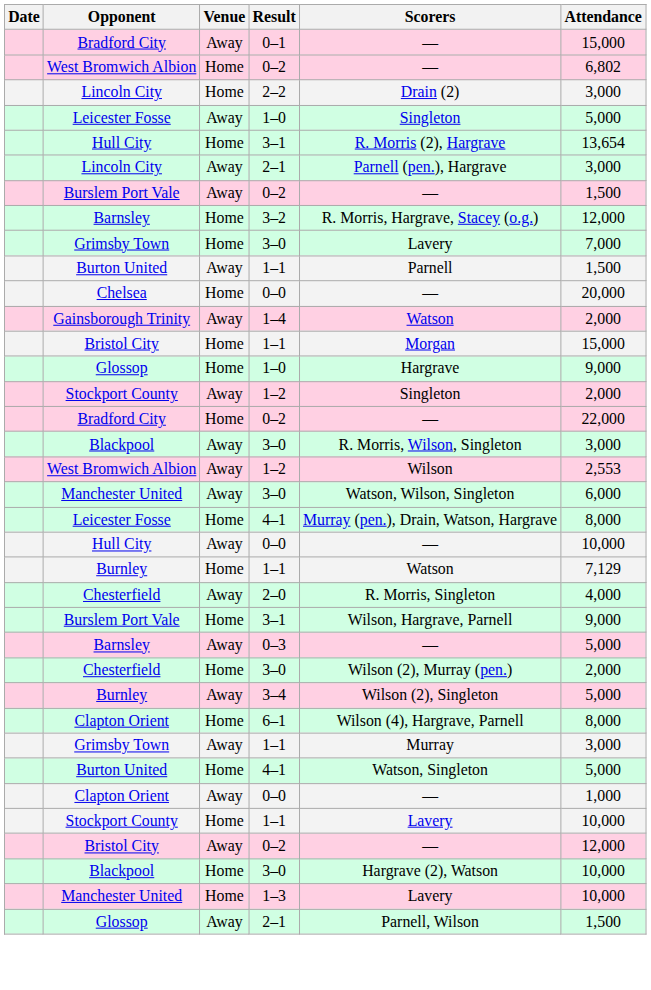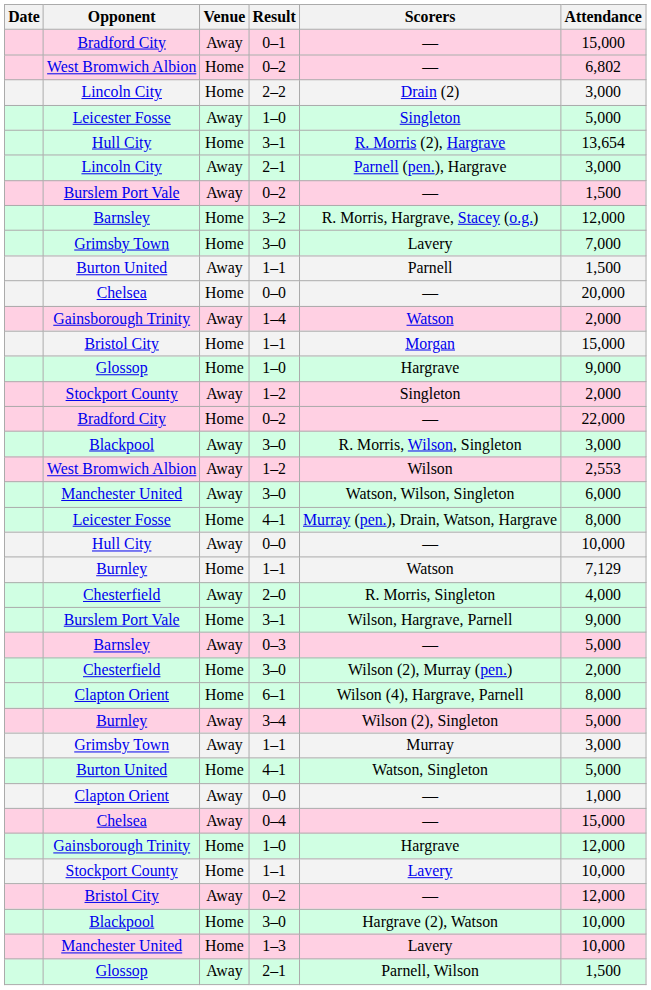rows swapped: (122, 720) <-> (122, 695)
+ row: (122, 820)
+ row: (122, 846)
